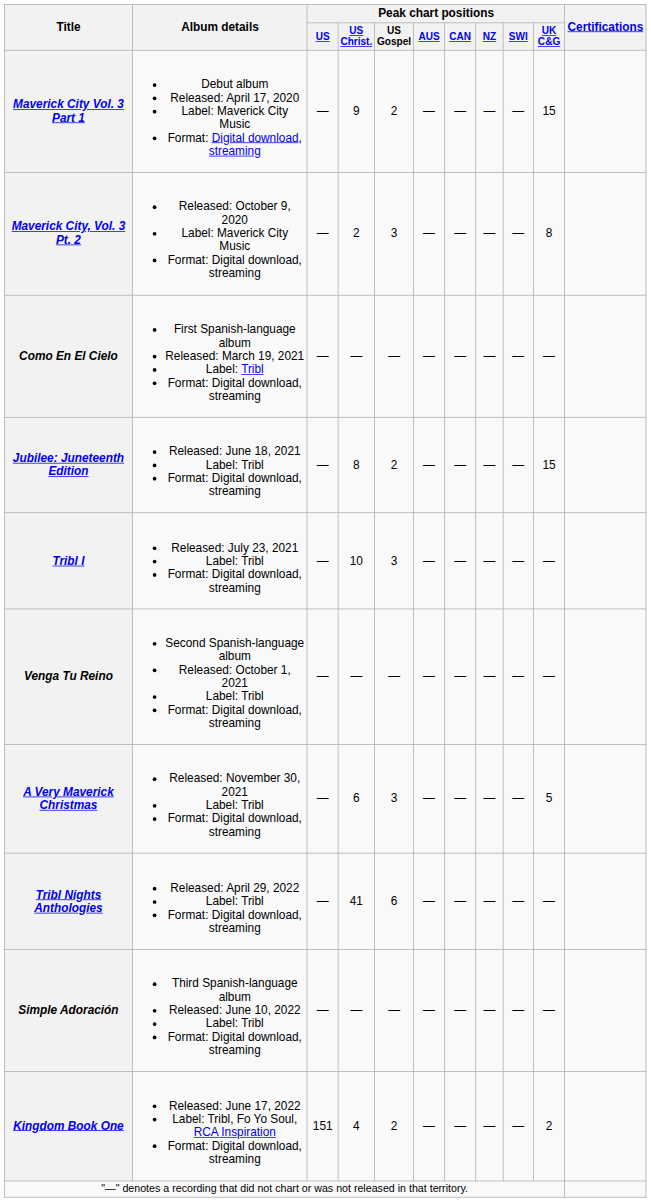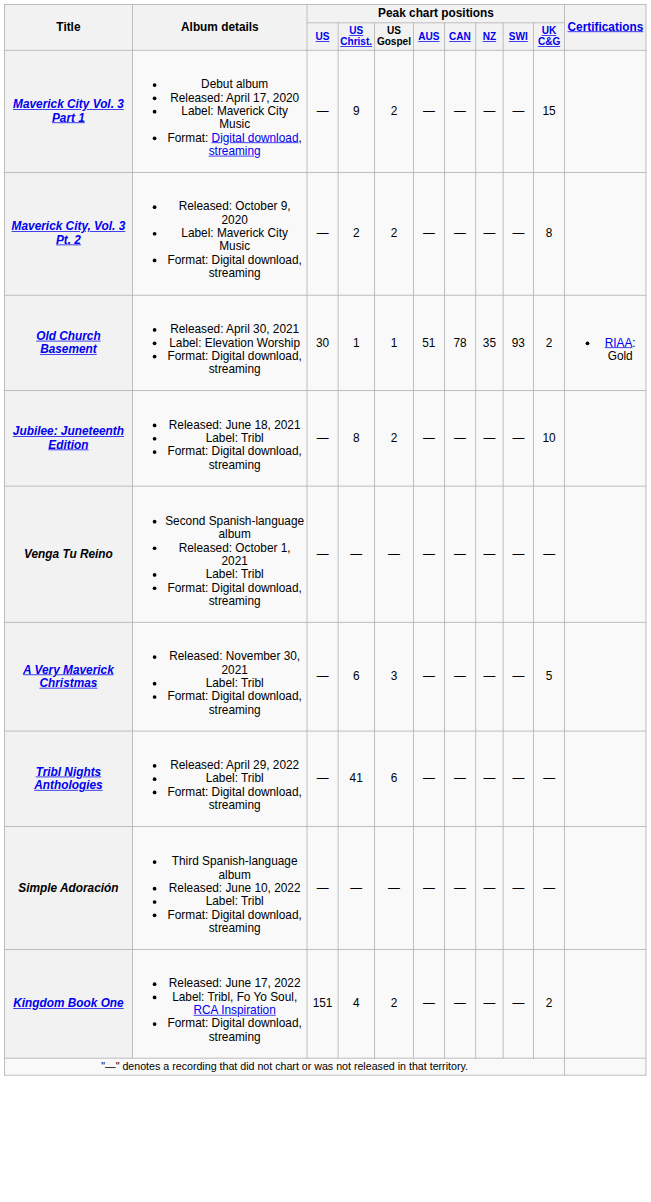(394, 233) 3 -> (394, 233) 2
- row: (68, 356)
+ row: (68, 342)
(549, 465) 15 -> (549, 438) 10
- row: (68, 560)
